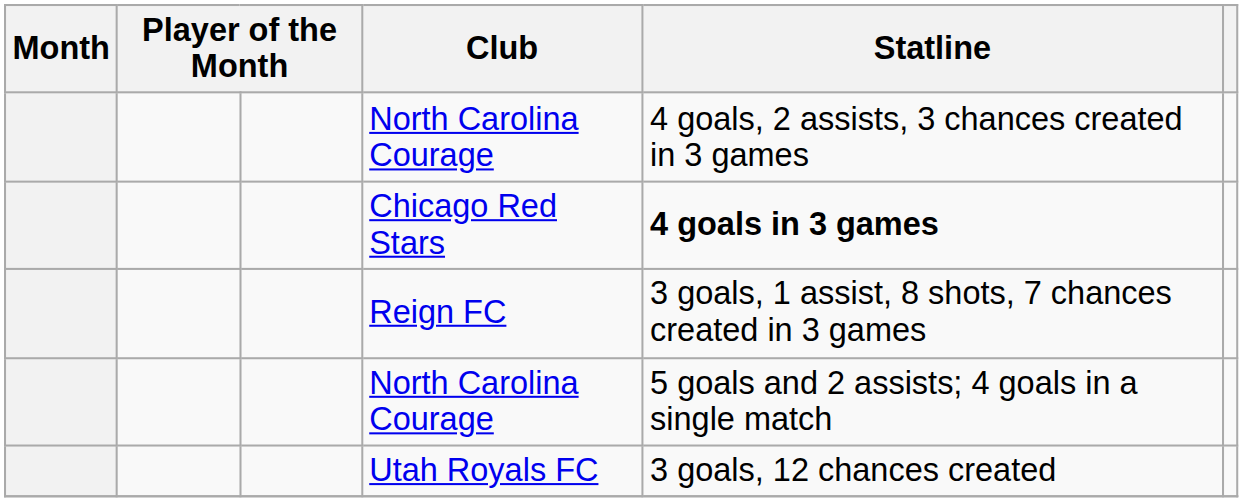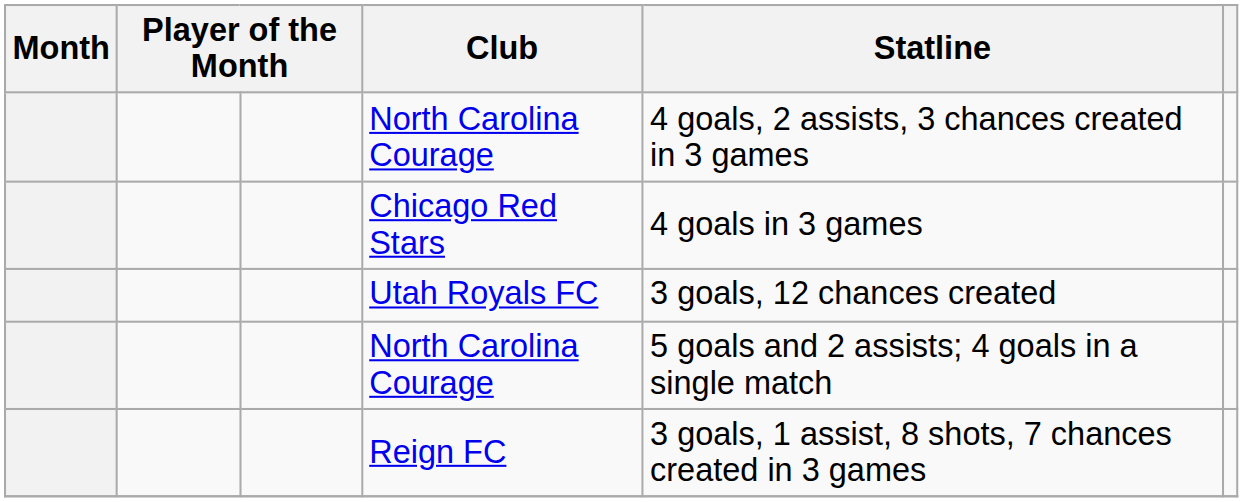(794, 224) bold -> (786, 224) normal
rows swapped: (61, 313) <-> (61, 471)
